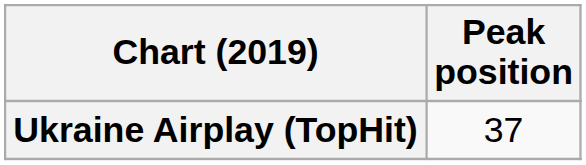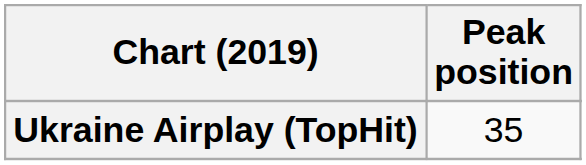(504, 129) 37 -> (504, 129) 35
